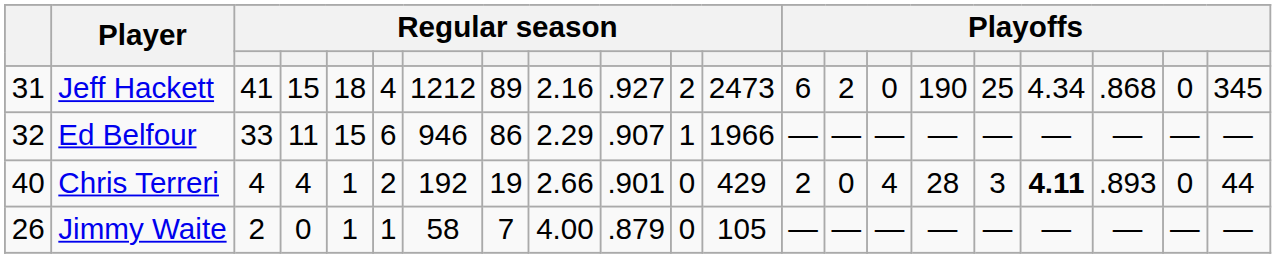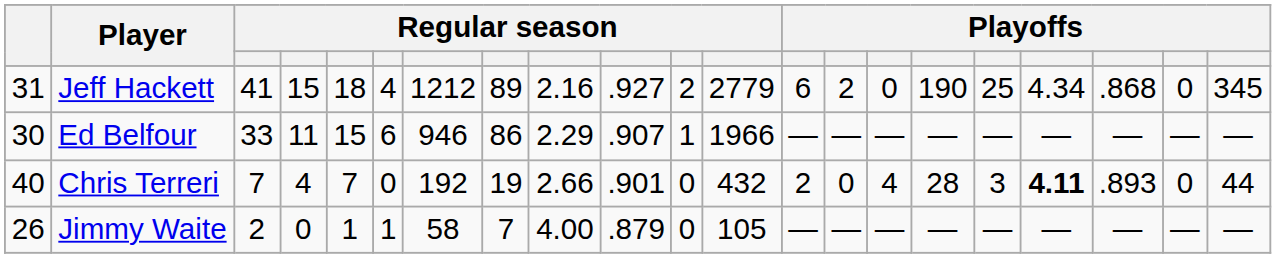(742, 88) 2473 -> (742, 88) 2779
(28, 135) 32 -> (28, 135) 30
(257, 182) 4 -> (257, 182) 7
(350, 182) 1 -> (350, 182) 7
(388, 182) 2 -> (388, 182) 0
(742, 182) 429 -> (742, 182) 432
